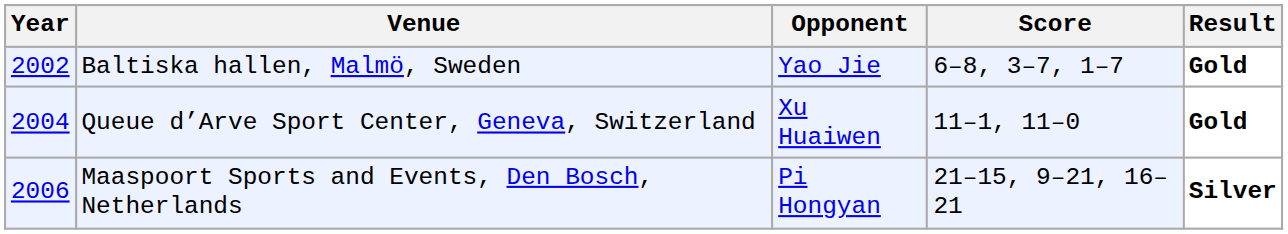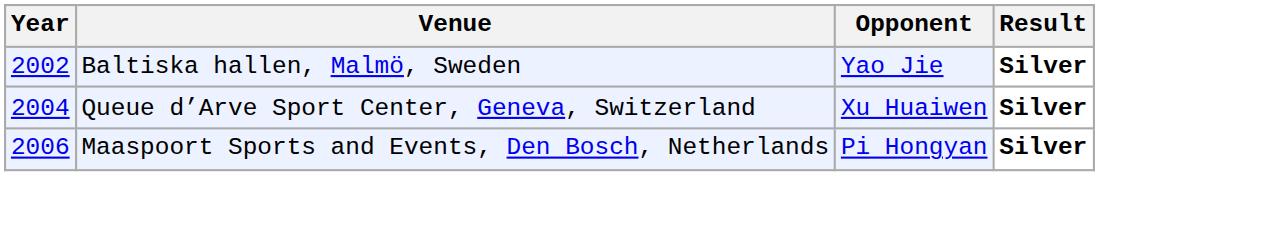- column: (1055, 25)
(1218, 66) Gold -> (1043, 66) Silver
(1218, 122) Gold -> (1043, 107) Silver
